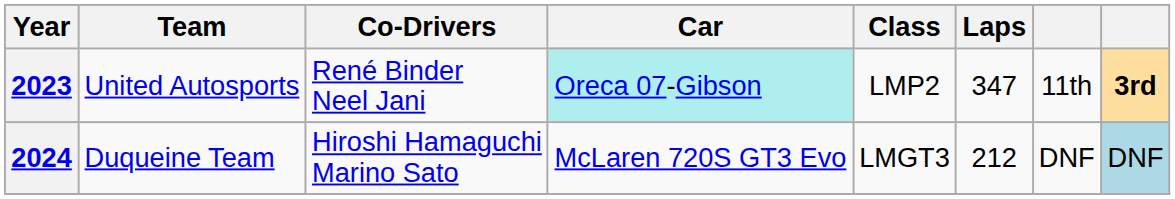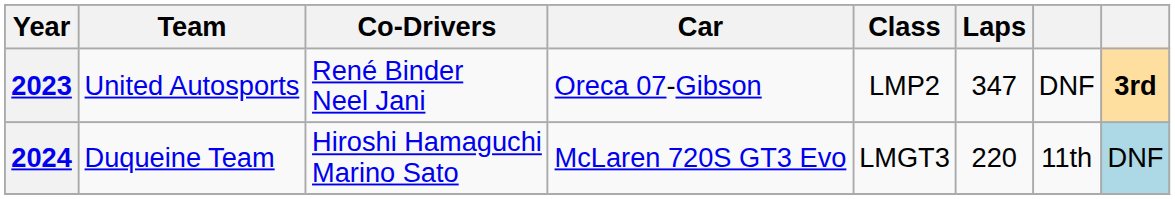(658, 85) paleturquoise background -> (658, 85) no background
(1067, 85) 11th -> (1067, 85) DNF
(994, 158) 212 -> (994, 158) 220
(1067, 158) DNF -> (1067, 158) 11th
